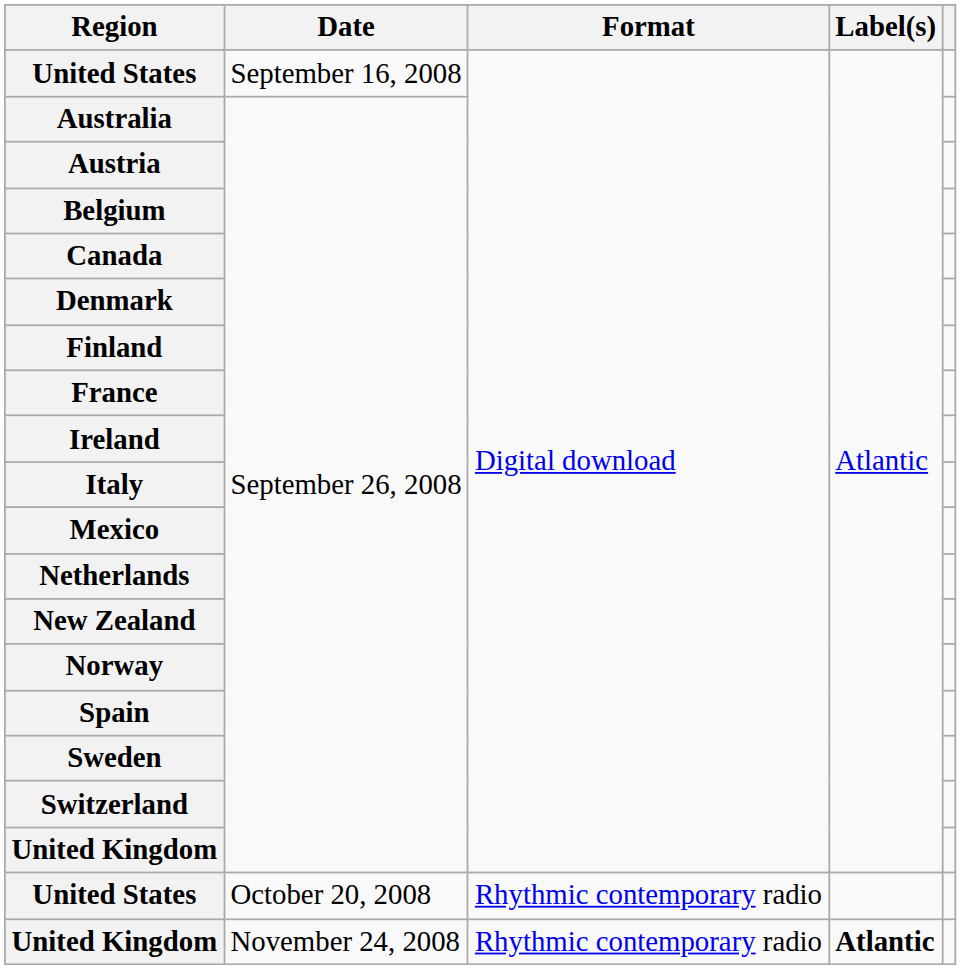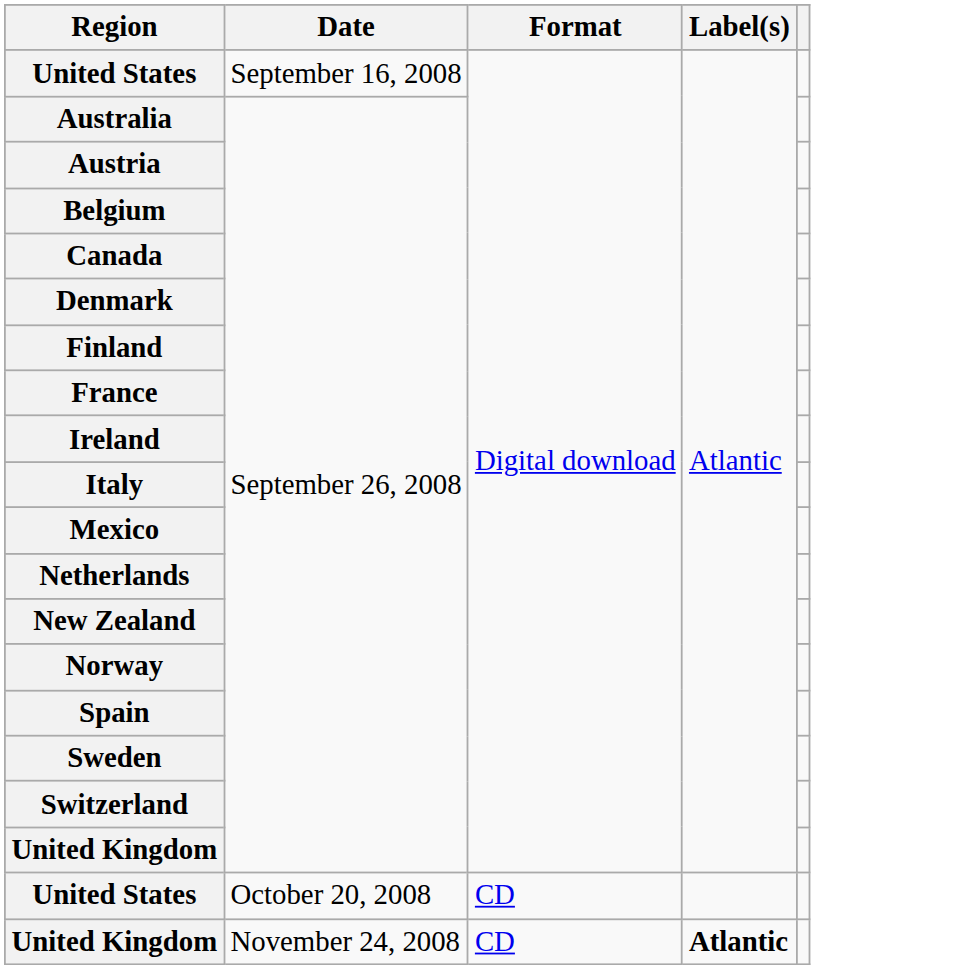(648, 895) Rhythmic contemporary radio -> (495, 895) CD
(648, 940) Rhythmic contemporary radio -> (495, 940) CD
